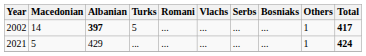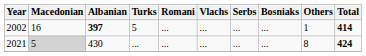(36, 28) 14 -> (36, 28) 16
(345, 28) 417 -> (345, 28) 414
(33, 43) no background -> (33, 43) lightgrey background
(95, 43) 429 -> (95, 43) 430
(306, 43) 1 -> (306, 43) 8
